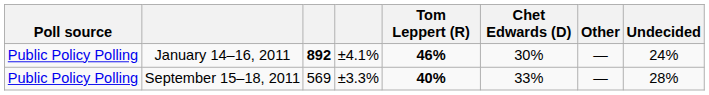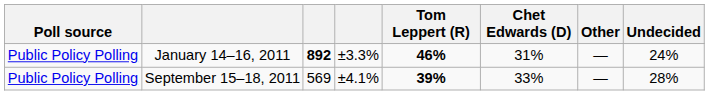(358, 55) ±4.1% -> (358, 55) ±3.3%
(529, 55) 30% -> (529, 55) 31%
(358, 78) ±3.3% -> (358, 78) ±4.1%
(431, 78) 40% -> (431, 78) 39%
